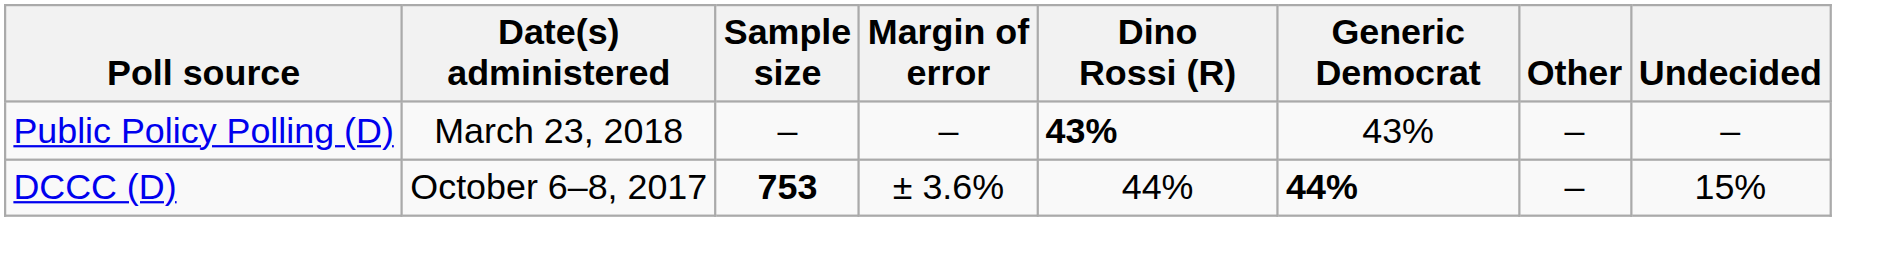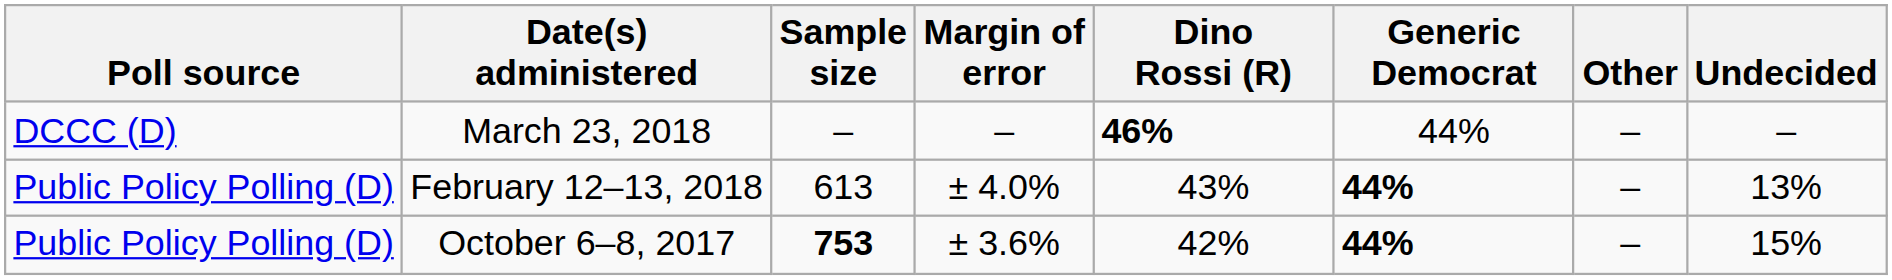(204, 130) Public Policy Polling (D) -> (95, 130) DCCC (D)
(1081, 130) 43% -> (1137, 130) 46%
(1398, 130) 43% -> (1454, 130) 44%
+ row: (587, 186)
(95, 186) DCCC (D) -> (204, 243) Public Policy Polling (D)
(1158, 186) 44% -> (1213, 243) 42%
